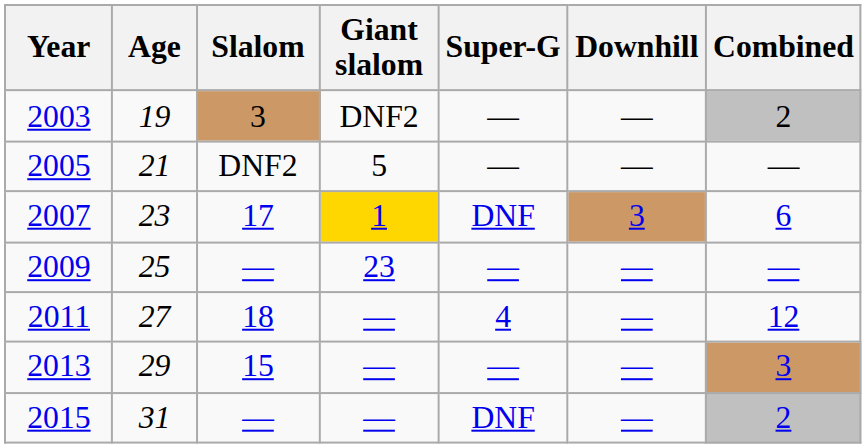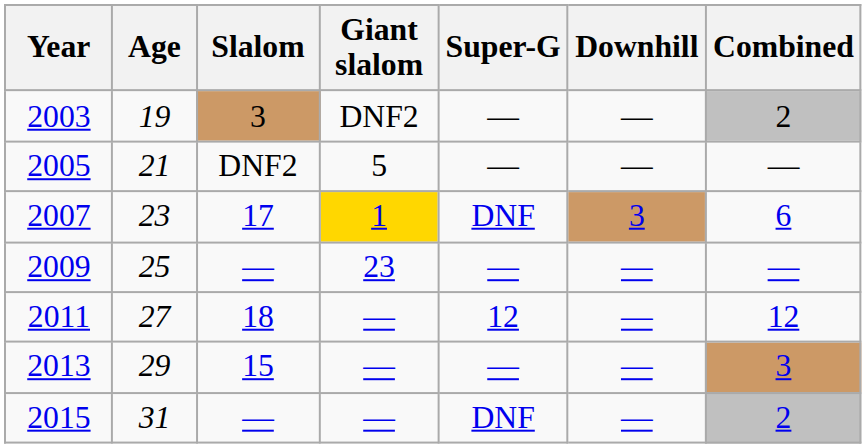(503, 316) 4 -> (503, 316) 12
